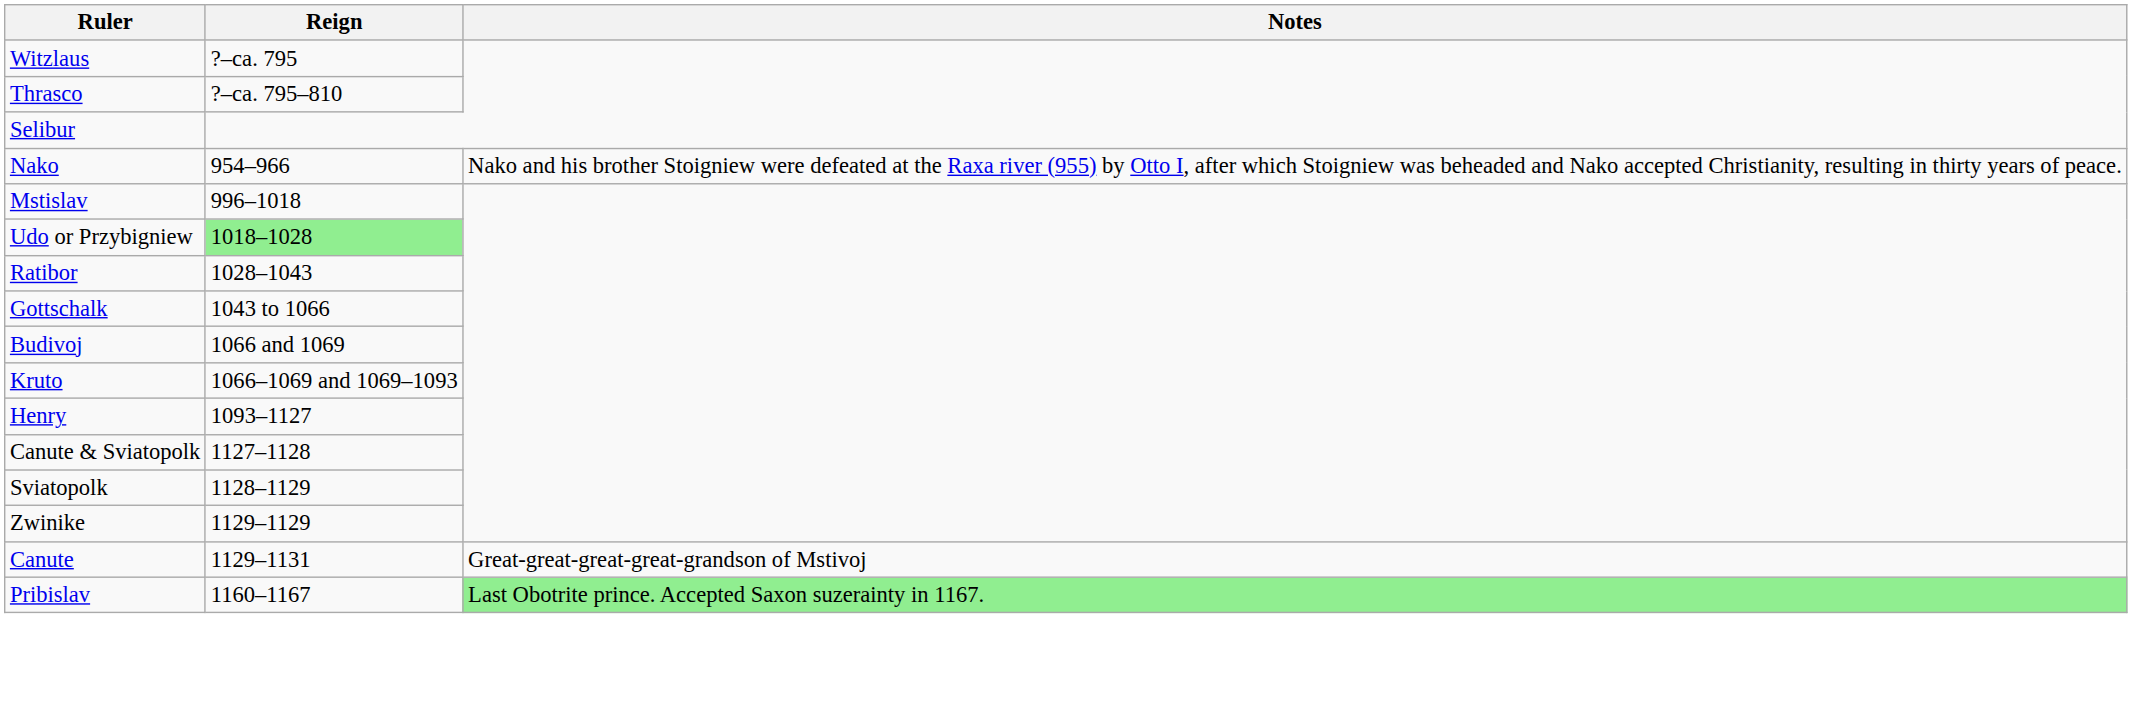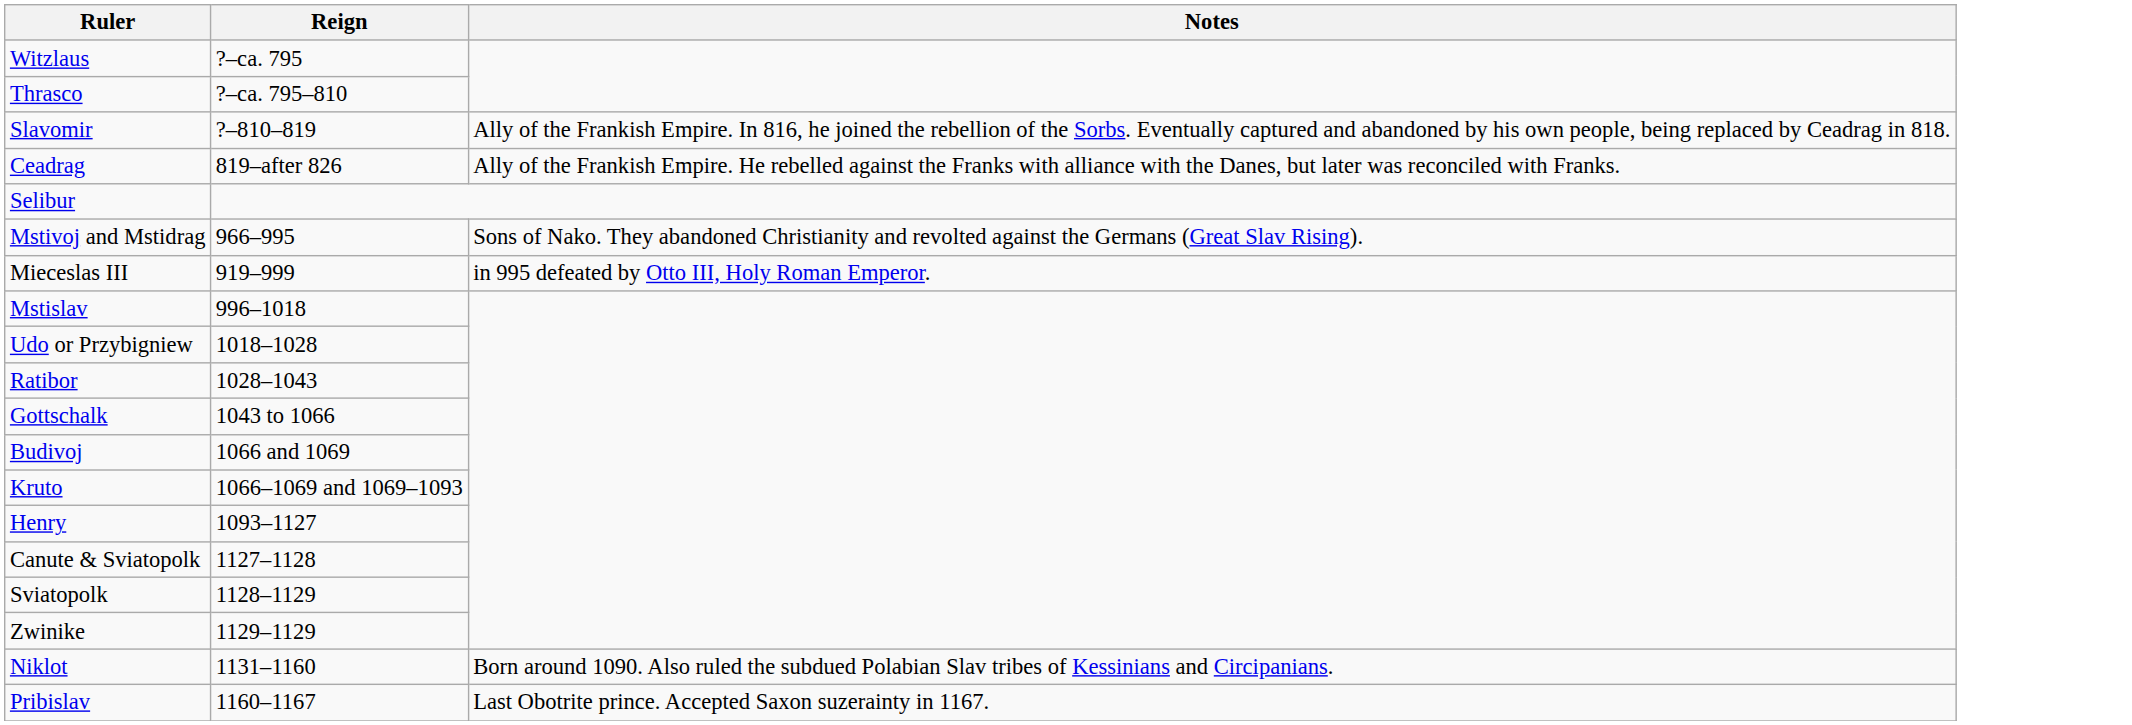+ row: (51, 129)
+ row: (47, 165)
- row: (34, 165)
+ row: (108, 237)
+ row: (69, 272)
(262, 237) lightgreen background -> (267, 344) no background
- row: (42, 559)
+ row: (39, 666)
(726, 594) lightgreen background -> (731, 702) no background
